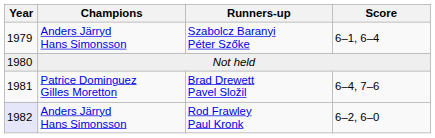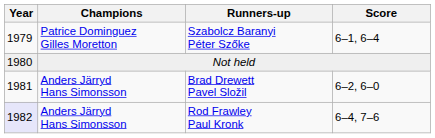(84, 37) Anders Järryd Hans Simonsson -> (89, 37) Patrice Dominguez Gilles Moretton
(89, 86) Patrice Dominguez Gilles Moretton -> (84, 86) Anders Järryd Hans Simonsson
(357, 86) 6–4, 7–6 -> (357, 86) 6–2, 6–0
(357, 117) 6–2, 6–0 -> (357, 117) 6–4, 7–6
